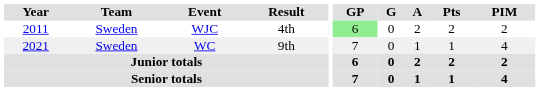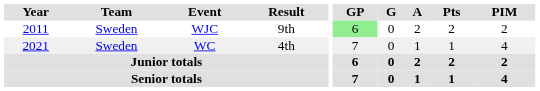(286, 28) 4th -> (286, 28) 9th
(286, 45) 9th -> (286, 45) 4th
